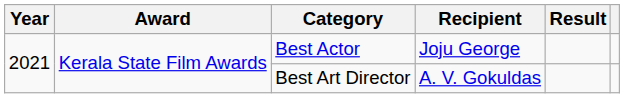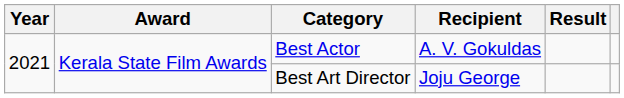(470, 48) Joju George -> (480, 48) A. V. Gokuldas
(480, 78) A. V. Gokuldas -> (470, 78) Joju George
